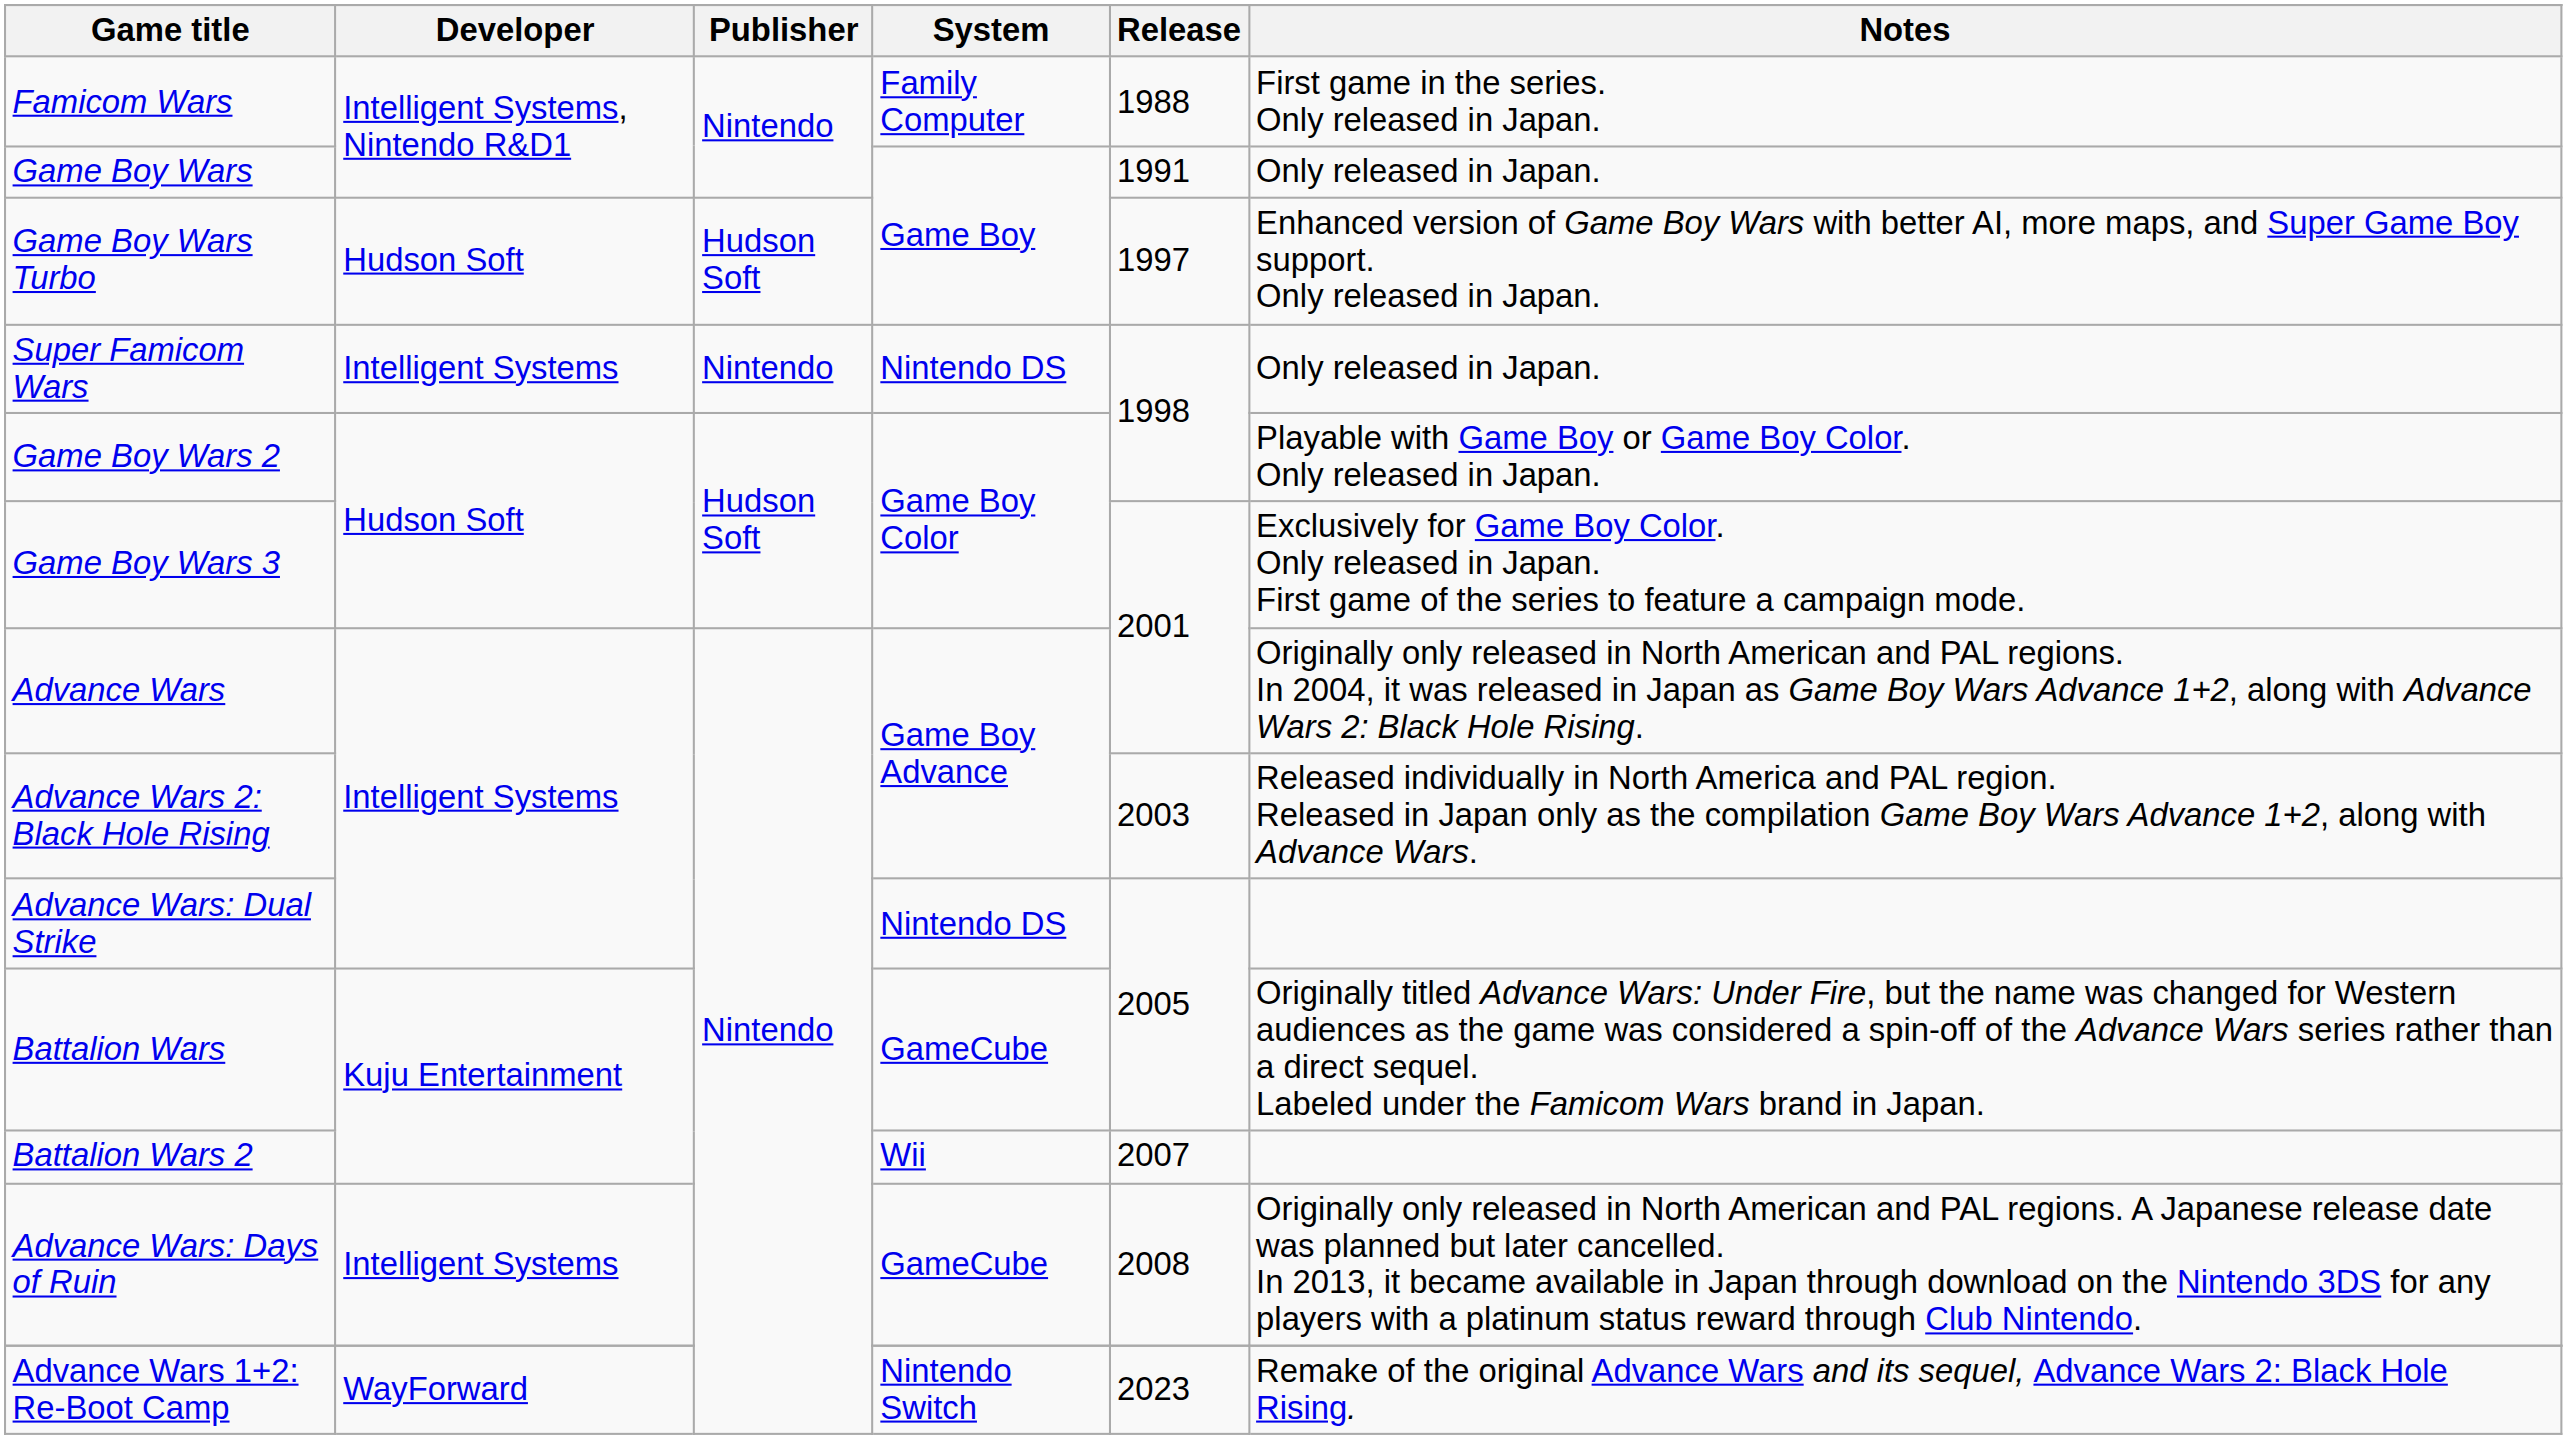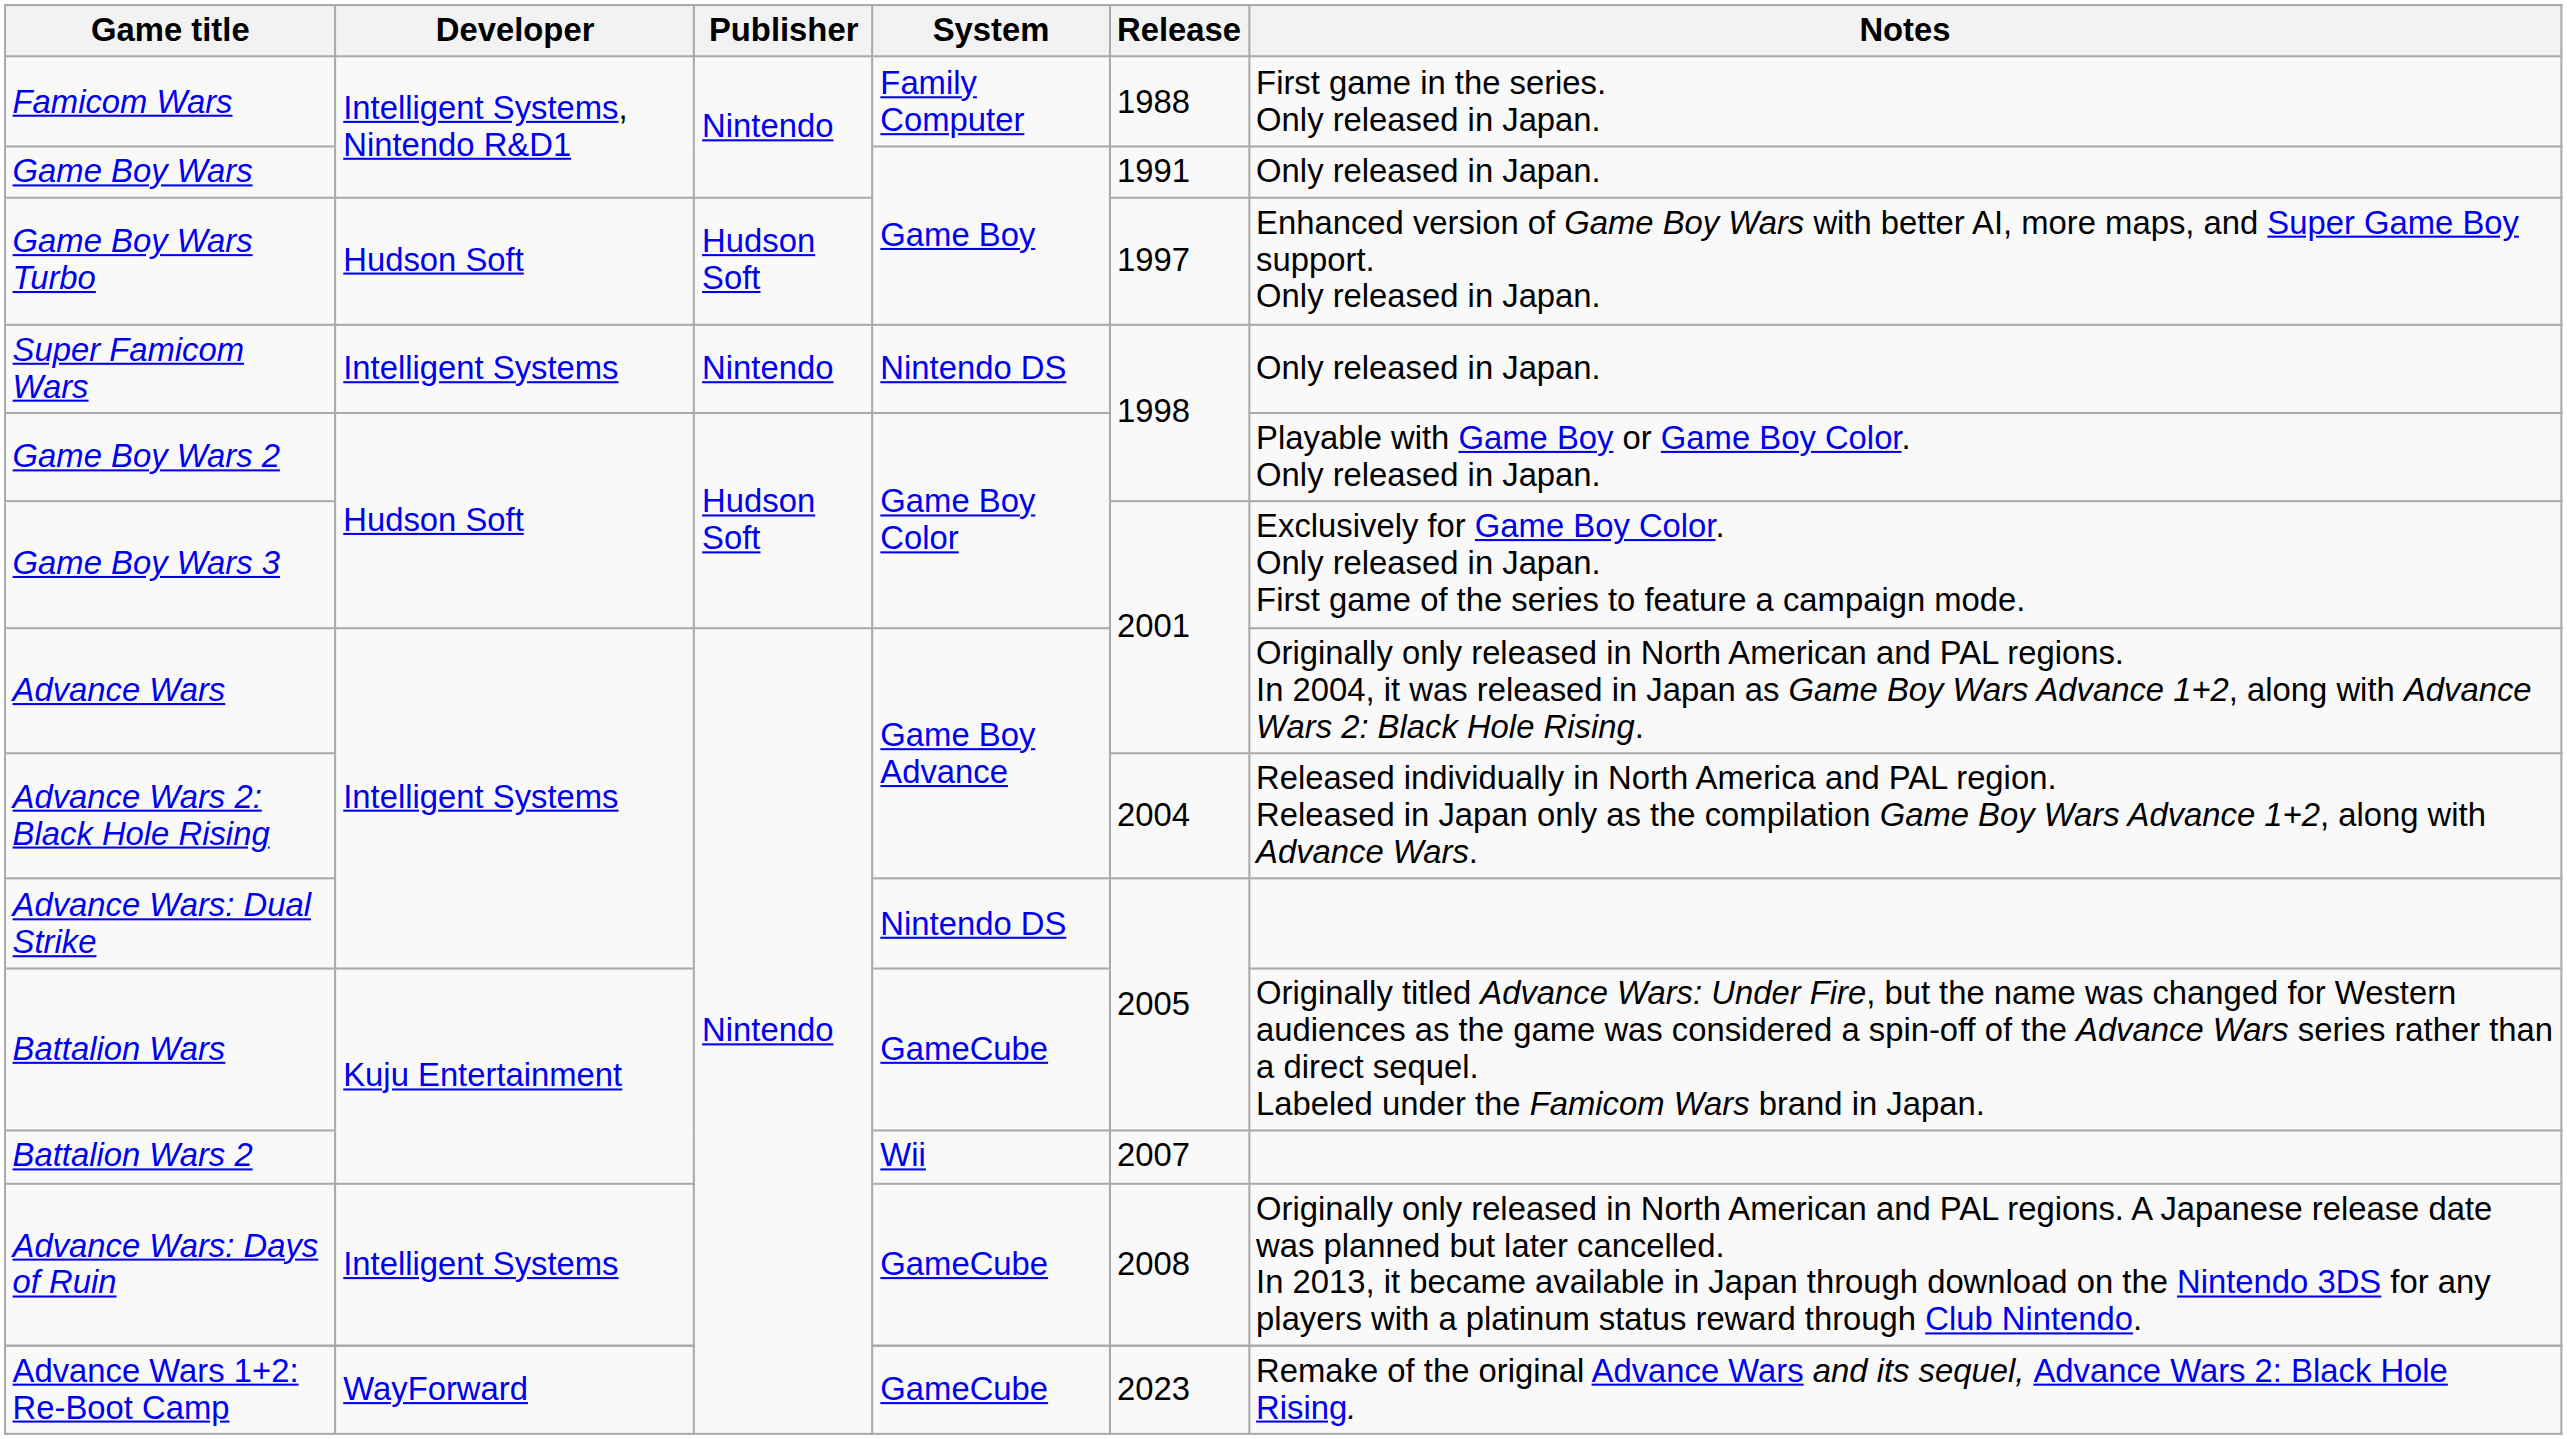(1153, 815) 2003 -> (1153, 815) 2004
(946, 1389) Nintendo Switch -> (964, 1389) GameCube
